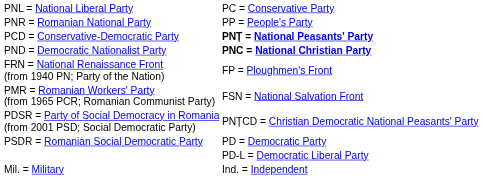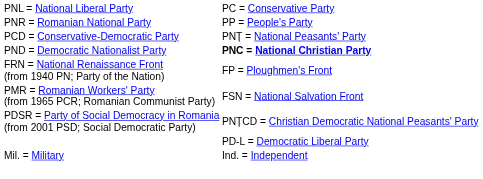(298, 37) bold -> (294, 37) normal
- row: (103, 141)
